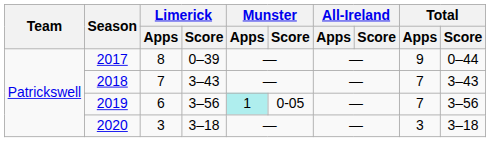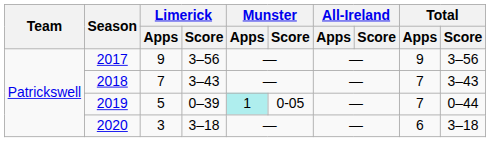(161, 59) 8 -> (161, 59) 9
(204, 59) 0–39 -> (204, 59) 3–56
(463, 59) 0–44 -> (463, 59) 3–56
(161, 103) 6 -> (161, 103) 5
(204, 103) 3–56 -> (204, 103) 0–39
(463, 103) 3–56 -> (463, 103) 0–44
(420, 125) 3 -> (420, 125) 6
